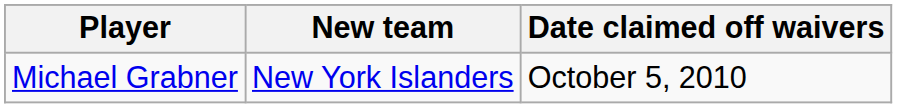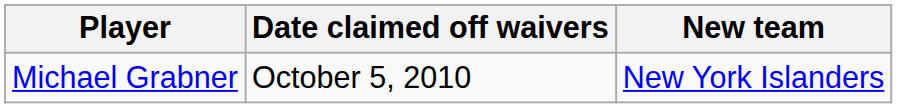columns swapped: (383, 28) <-> (706, 28)
